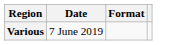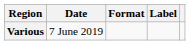+ column: (163, 13)
